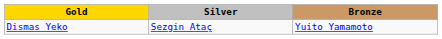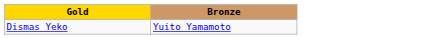- column: (221, 12)
